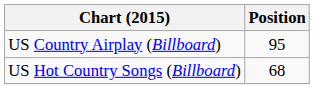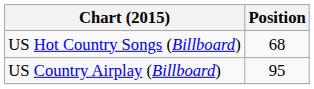rows swapped: (115, 44) <-> (125, 70)
